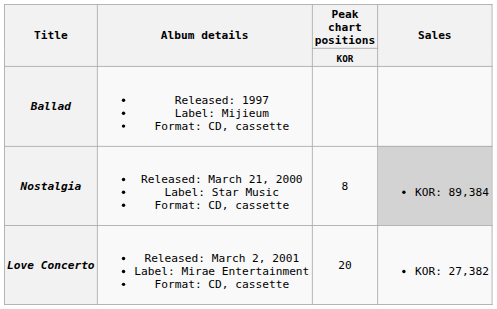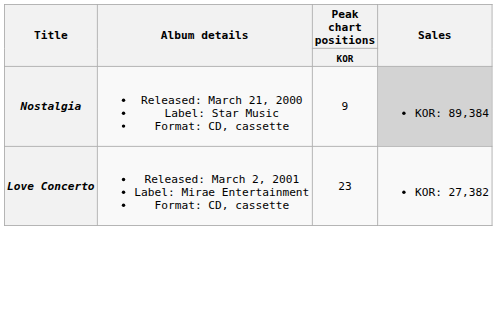- row: (51, 106)
(345, 186) 8 -> (345, 106) 9
(345, 265) 20 -> (345, 186) 23
